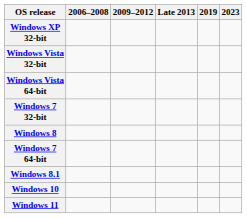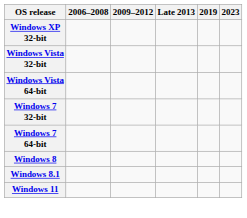rows swapped: (35, 153) <-> (35, 132)
- row: (35, 189)
